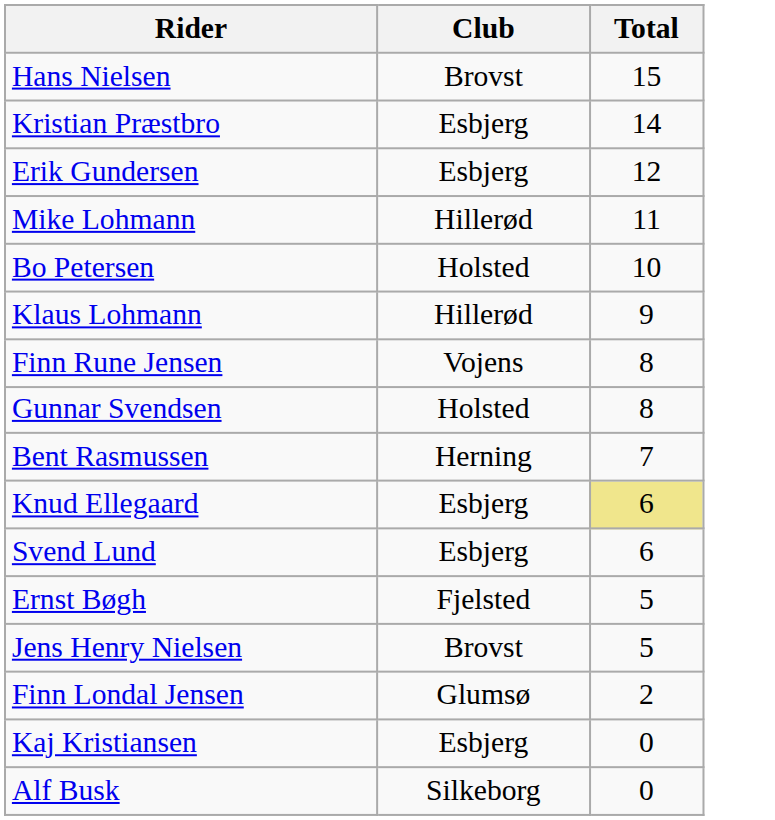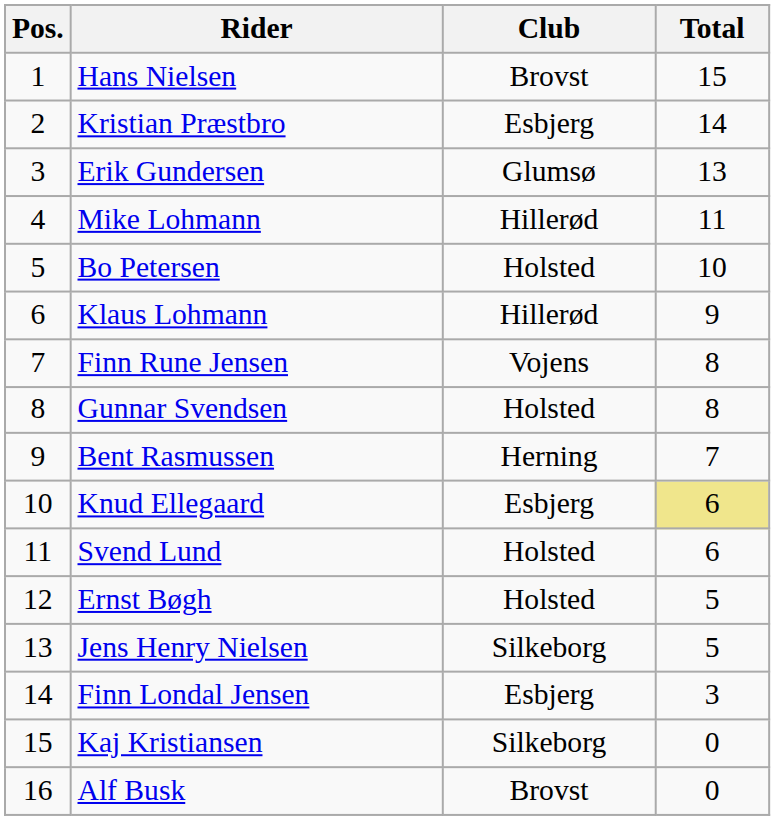+ column: (38, 28)
(483, 171) Esbjerg -> (549, 171) Glumsø
(646, 171) 12 -> (712, 171) 13
(483, 552) Esbjerg -> (549, 552) Holsted
(483, 599) Fjelsted -> (549, 599) Holsted
(483, 647) Brovst -> (549, 647) Silkeborg
(483, 695) Glumsø -> (549, 695) Esbjerg
(646, 695) 2 -> (712, 695) 3
(483, 742) Esbjerg -> (549, 742) Silkeborg
(483, 790) Silkeborg -> (549, 790) Brovst
